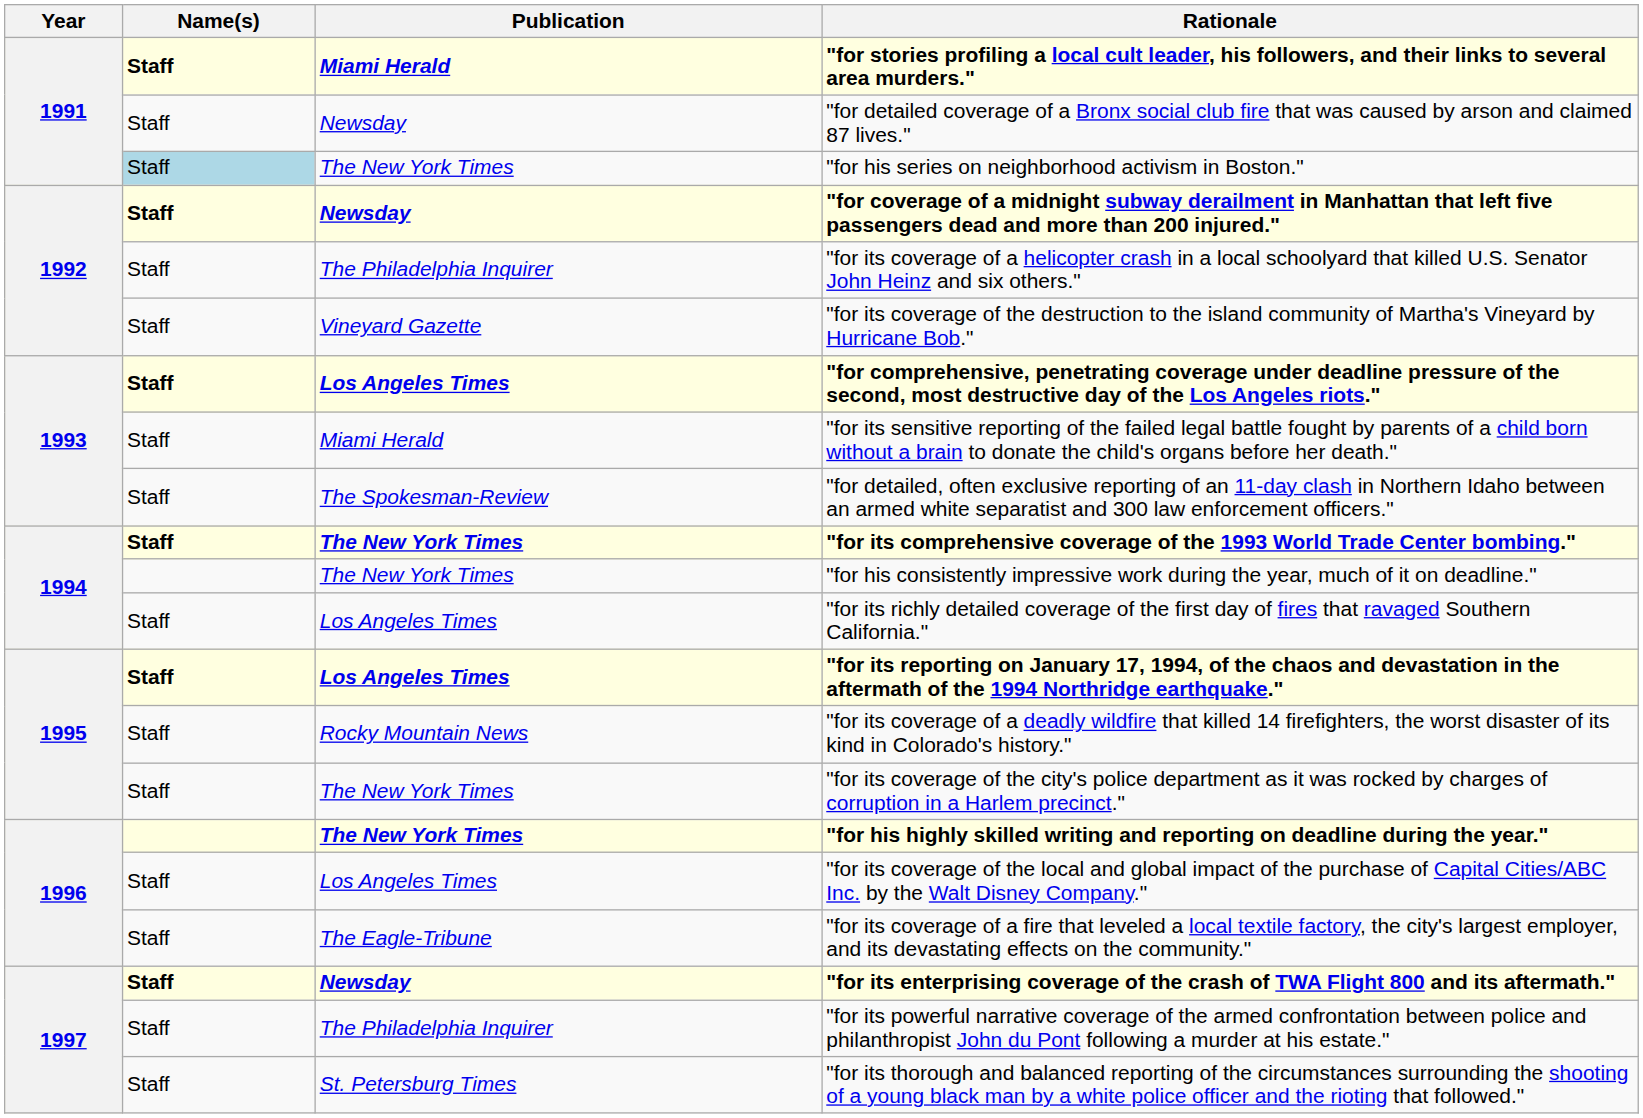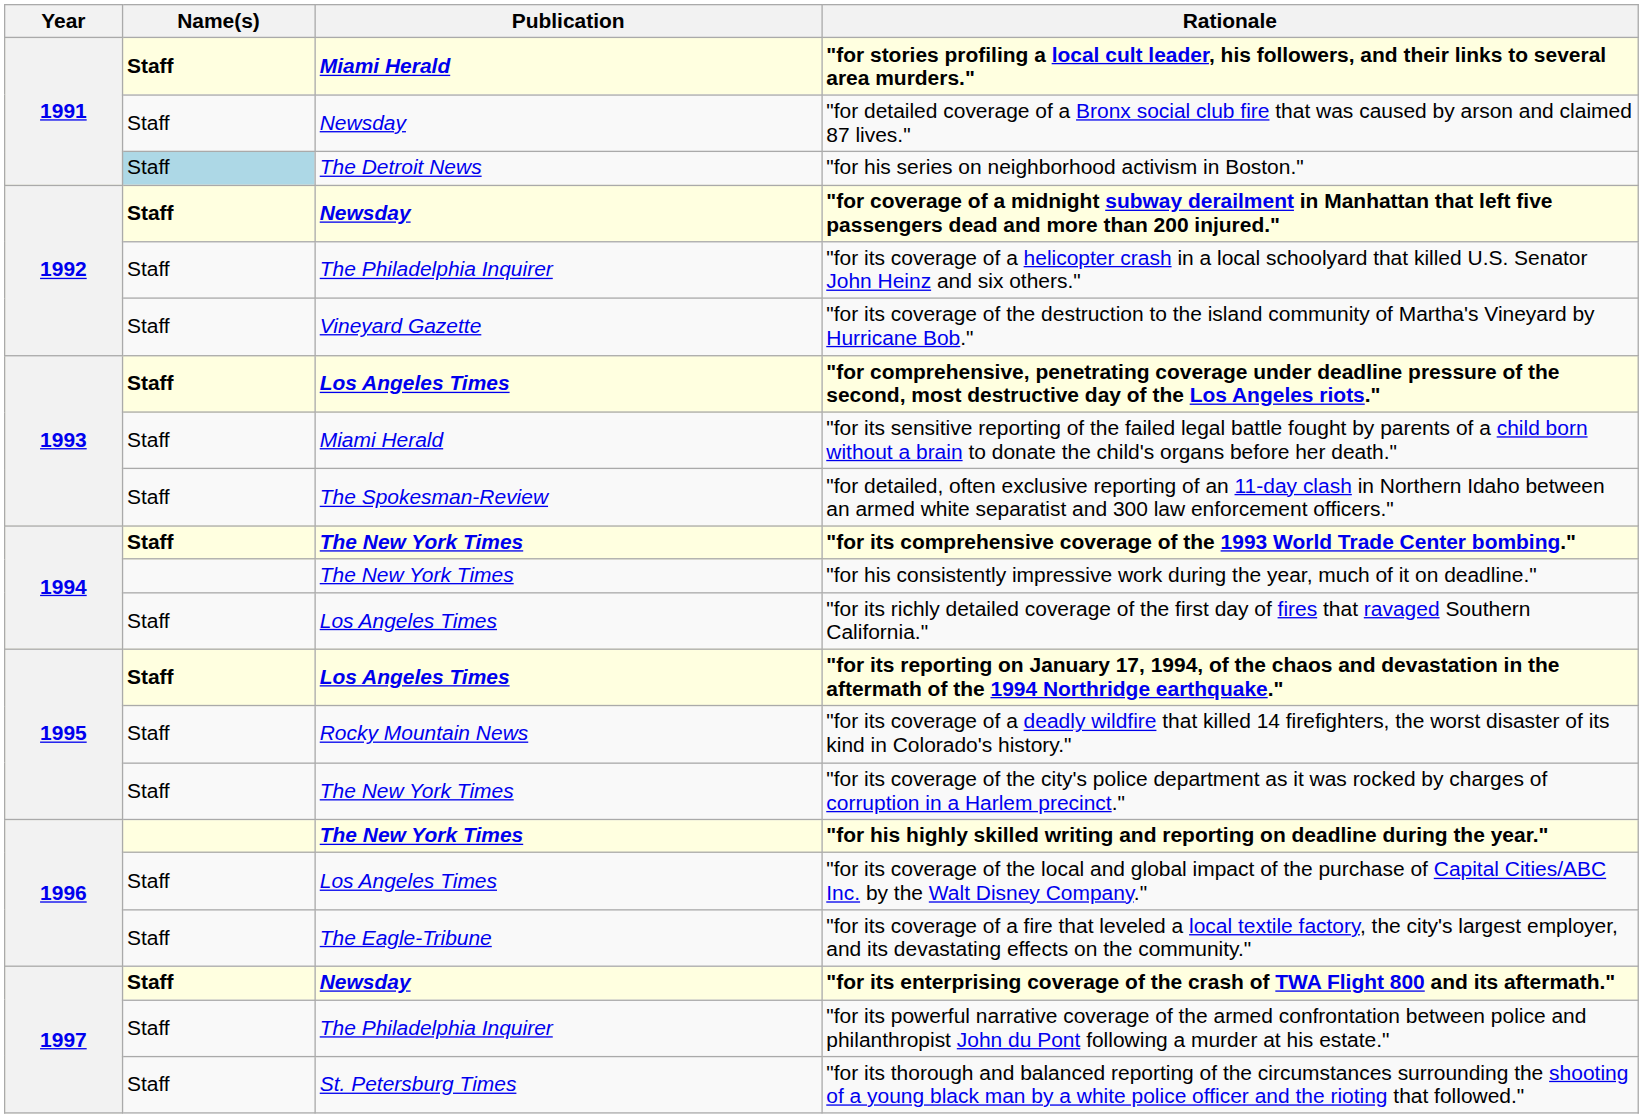(417, 168) The New York Times -> (401, 168) The Detroit News
